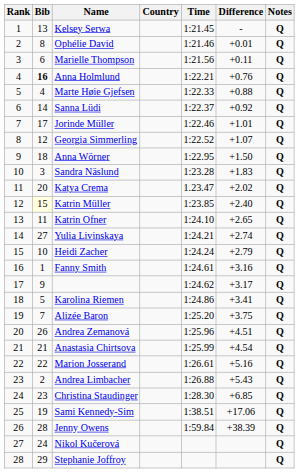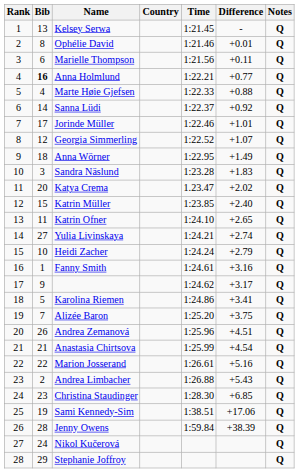(241, 76) +0.76 -> (241, 76) +0.77
(241, 156) +1.50 -> (241, 156) +1.49
(42, 204) lightyellow background -> (42, 204) no background
